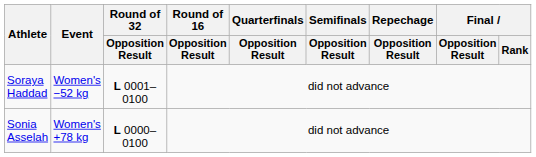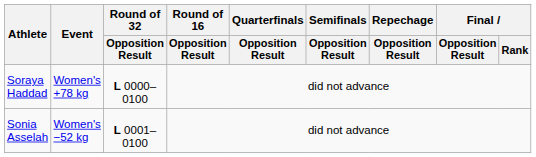(77, 87) Women's −52 kg -> (77, 87) Women's +78 kg
(135, 93) L 0001–0100 -> (135, 93) L 0000–0100
(77, 131) Women's +78 kg -> (77, 131) Women's −52 kg
(135, 137) L 0000–0100 -> (135, 137) L 0001–0100
